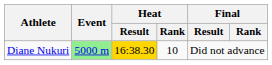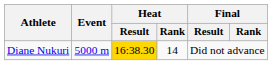(92, 50) lightgreen background -> (92, 50) no background
(172, 50) 10 -> (172, 50) 14
